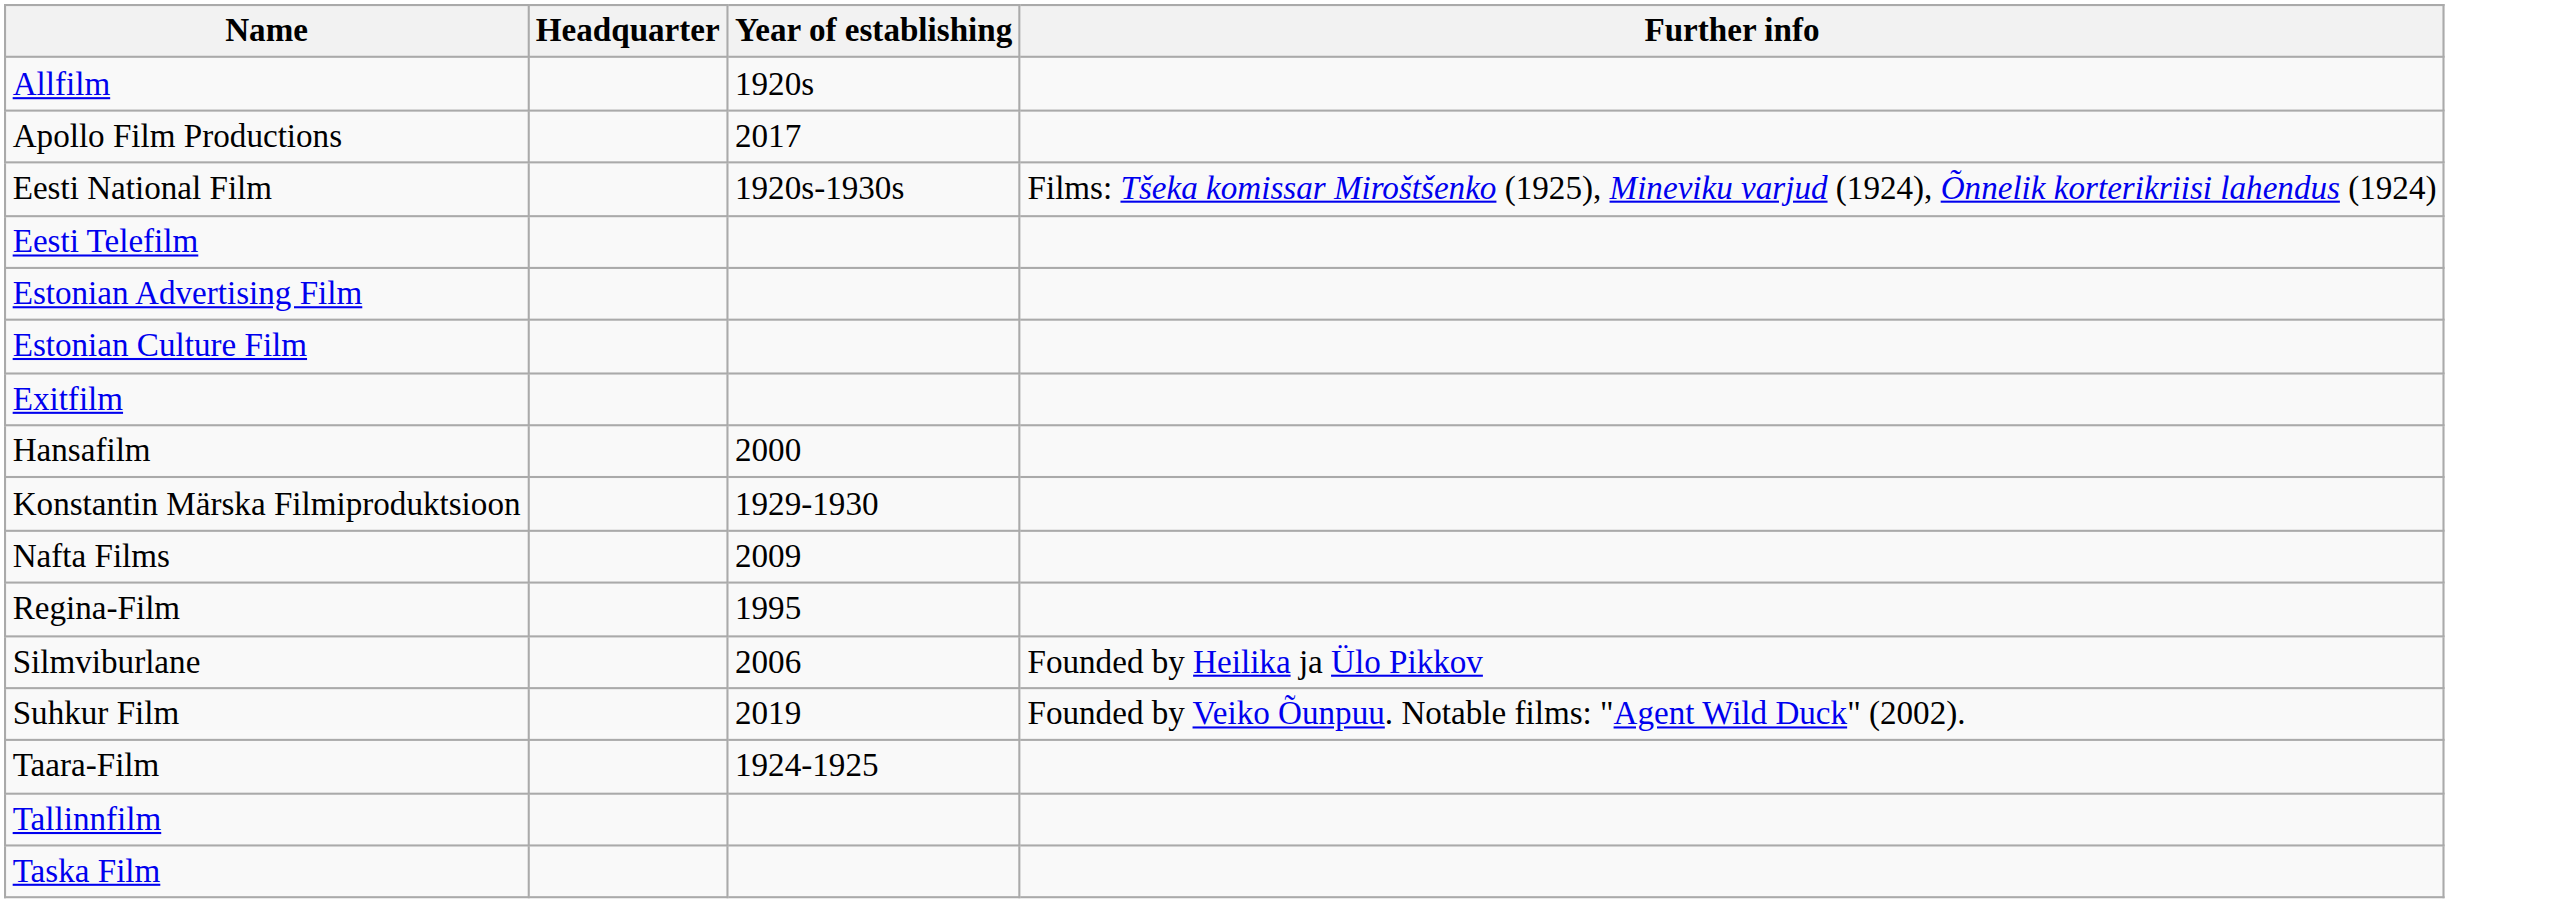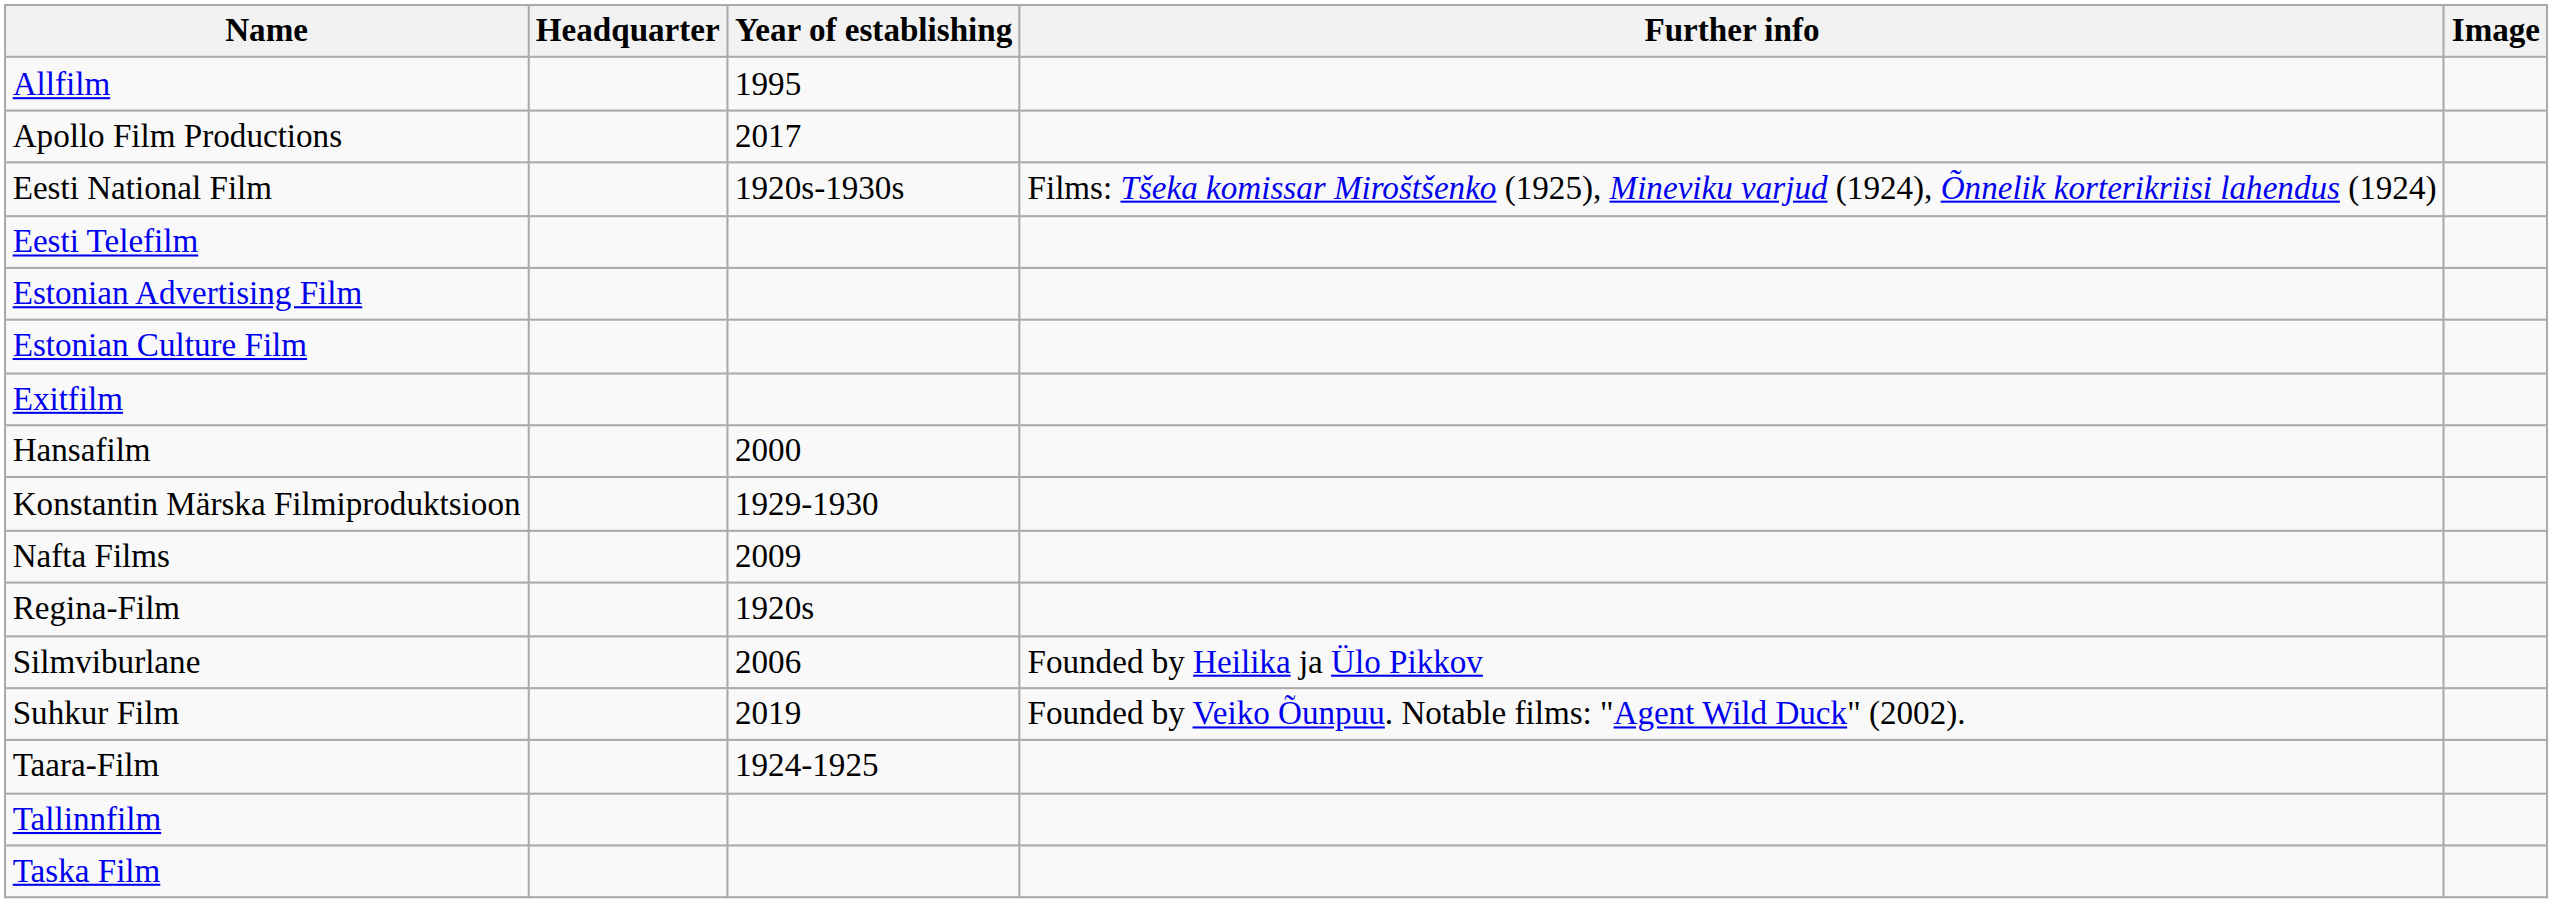+ column: (2496, 30)
(775, 83) 1920s -> (768, 83) 1995
(768, 608) 1995 -> (775, 608) 1920s
